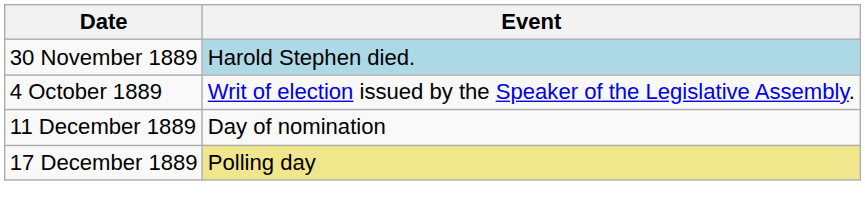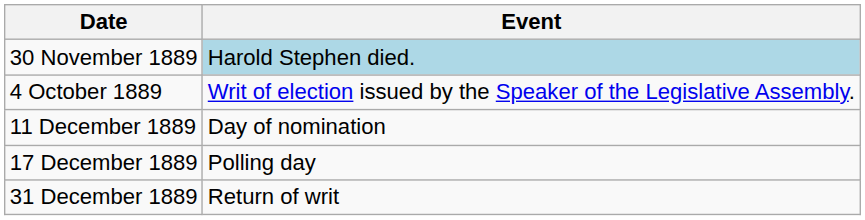(262, 162) khaki background -> (262, 162) no background
+ row: (104, 197)
